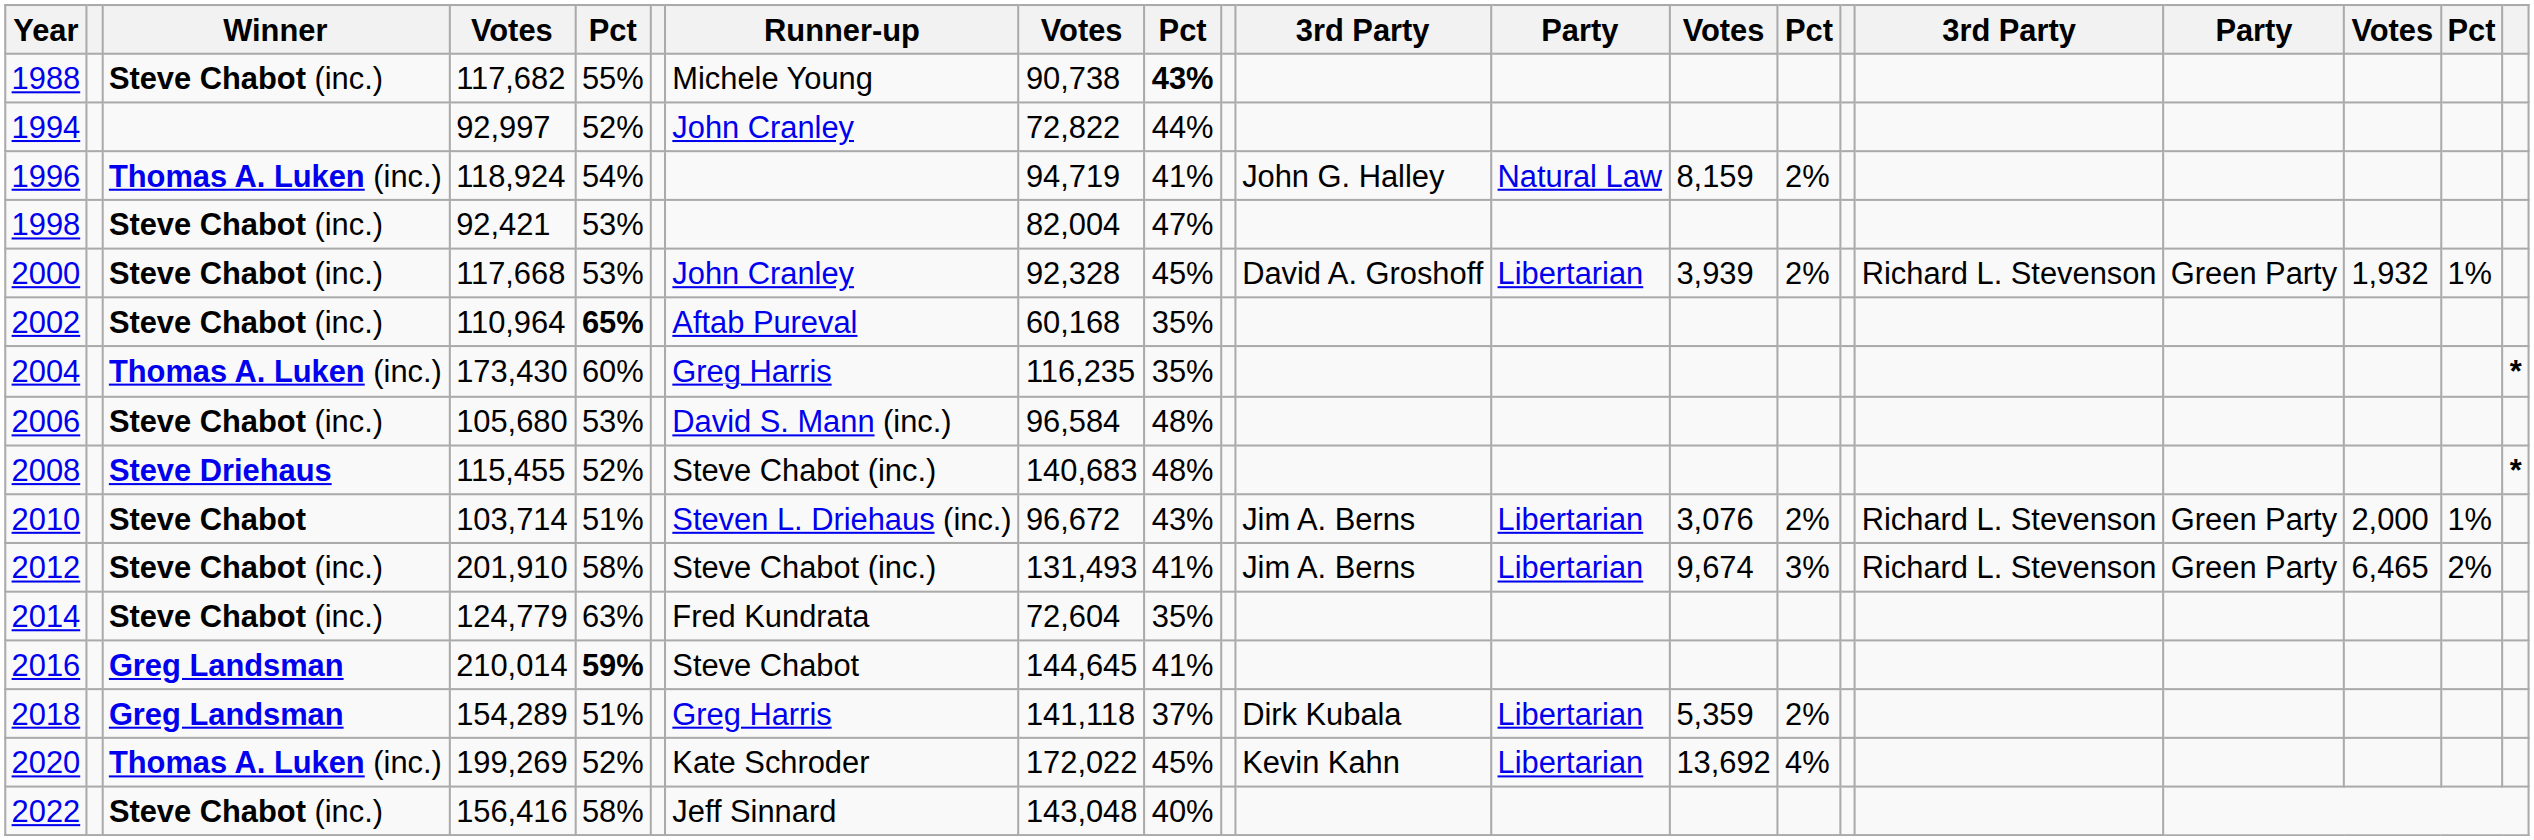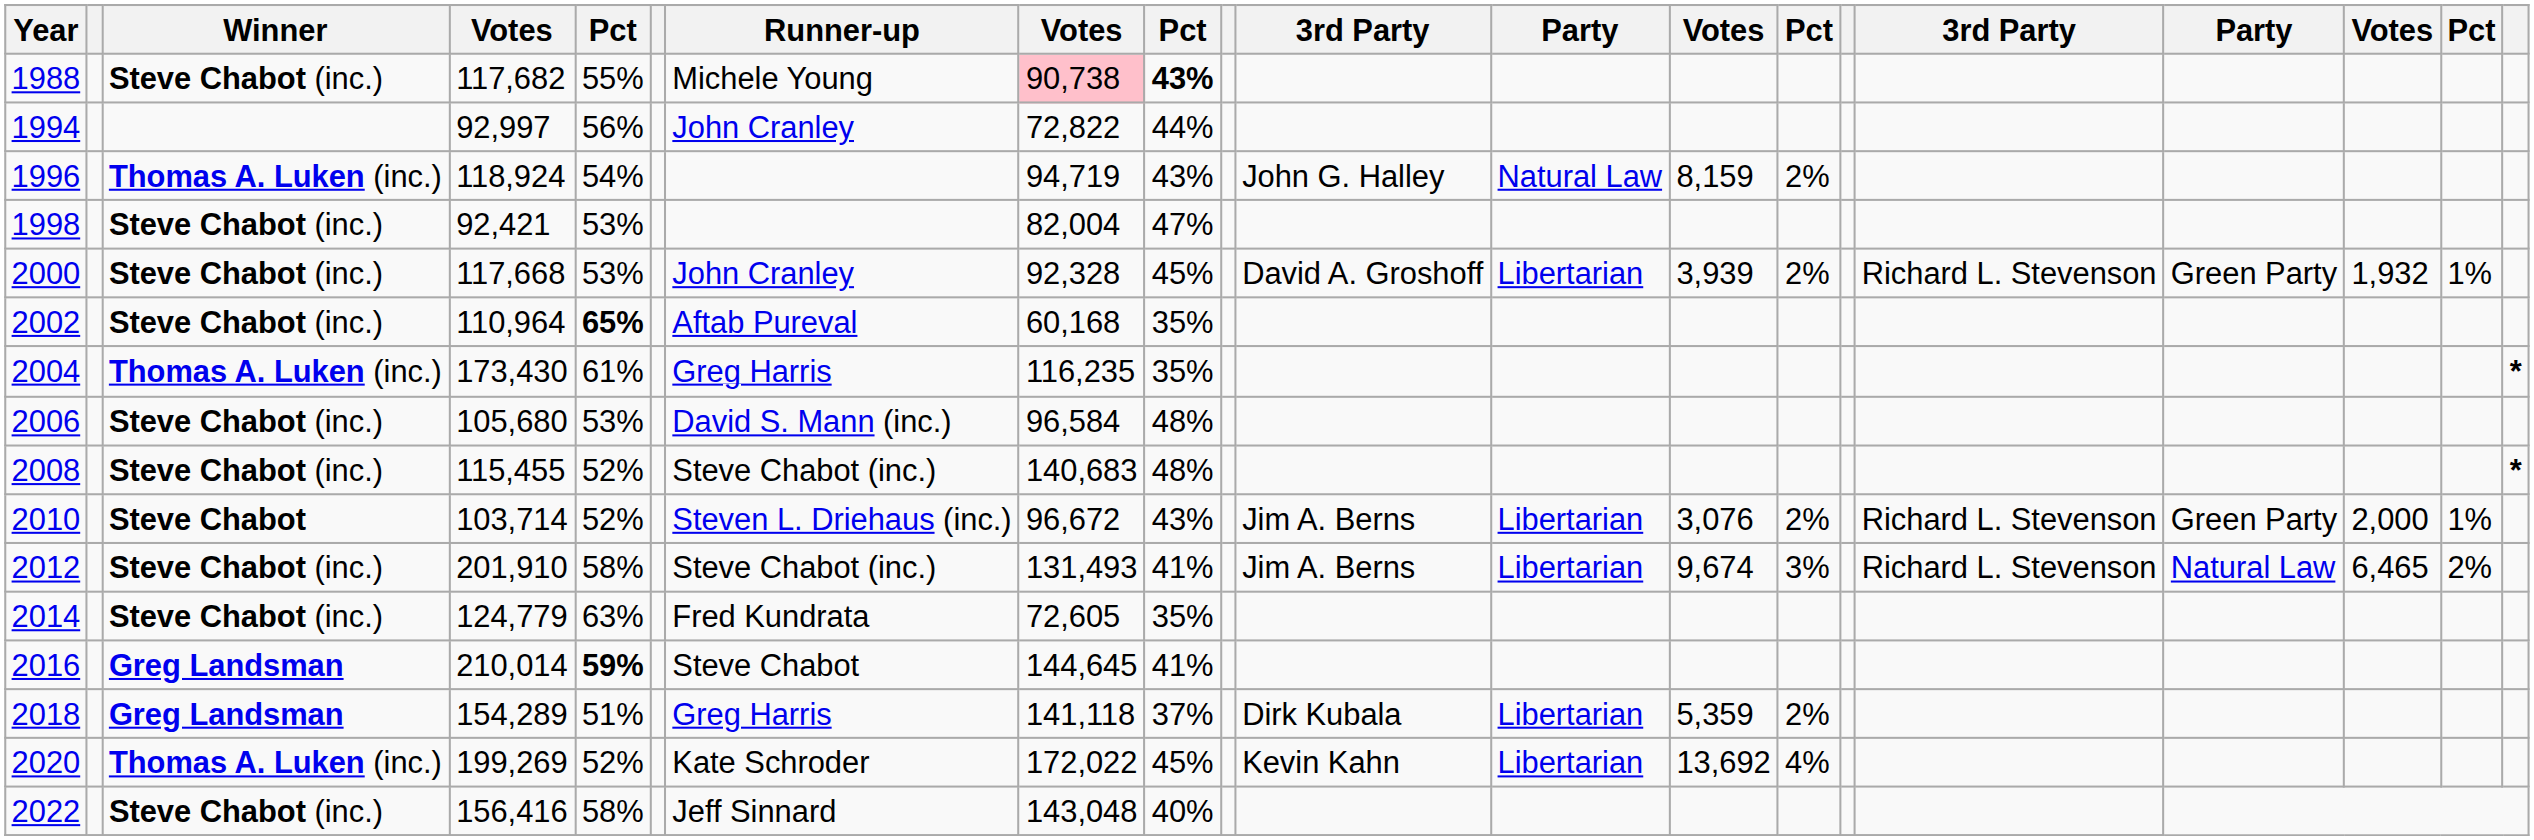(1073, 78) no background -> (1073, 78) pink background
(613, 127) 52% -> (613, 127) 56%
(1183, 176) 41% -> (1183, 176) 43%
(613, 371) 60% -> (613, 371) 61%
(220, 469) Steve Driehaus -> (246, 469) Steve Chabot (inc.)
(613, 518) 51% -> (613, 518) 52%
(2254, 567) Green Party -> (2253, 567) Natural Law
(1073, 616) 72,604 -> (1073, 616) 72,605
